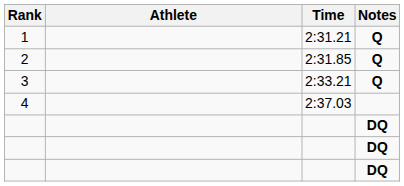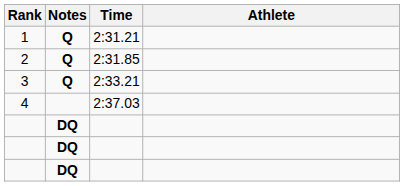columns swapped: (173, 15) <-> (377, 15)
